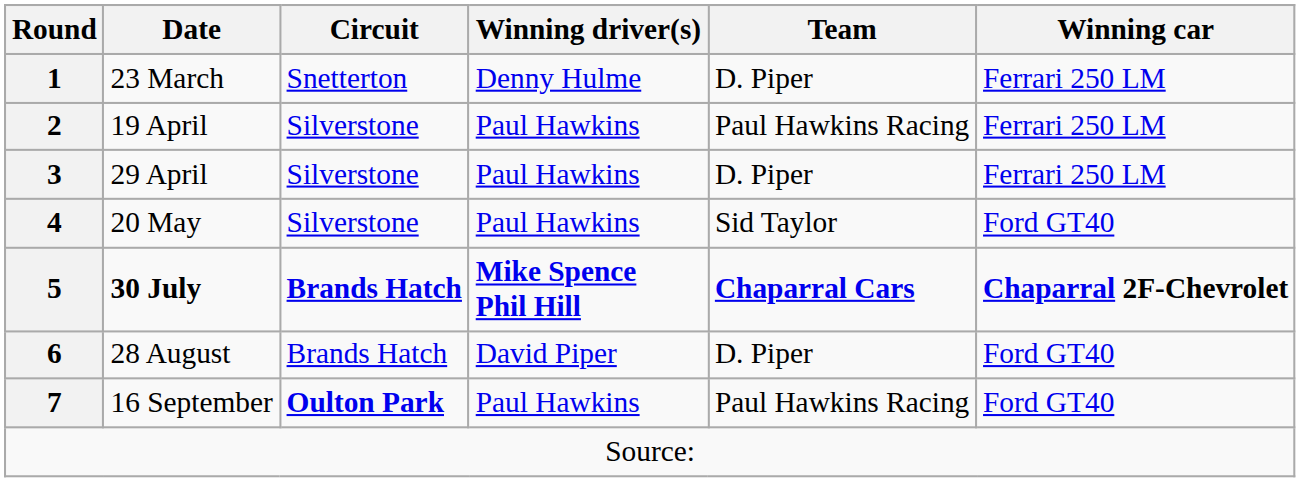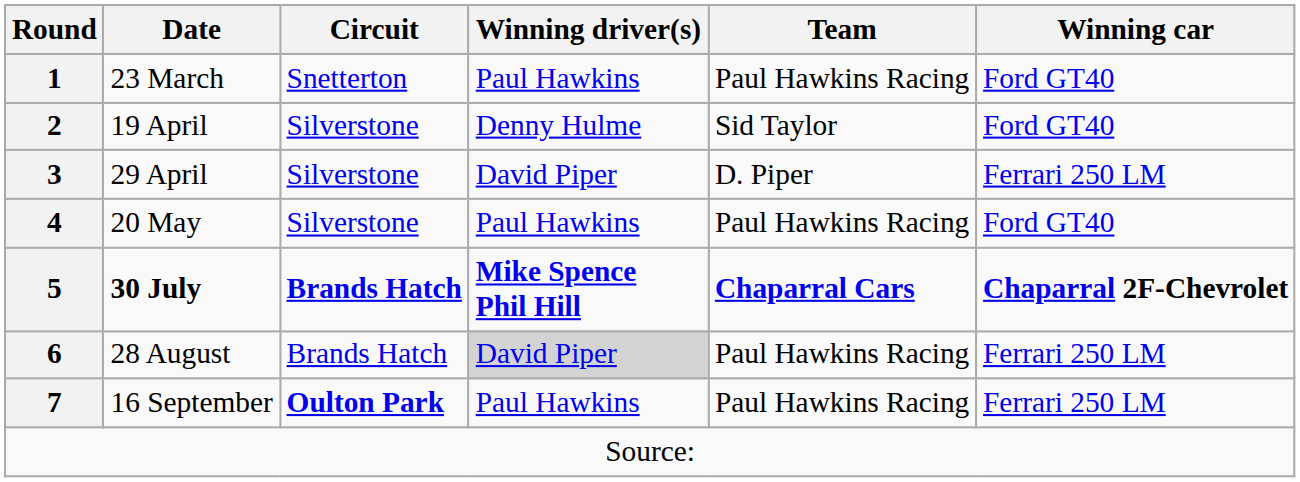(558, 77) Denny Hulme -> (558, 77) Paul Hawkins
(764, 77) D. Piper -> (842, 77) Paul Hawkins Racing
(1074, 77) Ferrari 250 LM -> (1049, 77) Ford GT40
(558, 126) Paul Hawkins -> (558, 126) Denny Hulme
(842, 126) Paul Hawkins Racing -> (776, 126) Sid Taylor
(1074, 126) Ferrari 250 LM -> (1049, 126) Ford GT40
(558, 174) Paul Hawkins -> (546, 174) David Piper
(776, 222) Sid Taylor -> (842, 222) Paul Hawkins Racing
(546, 354) no background -> (546, 354) lightgrey background
(764, 354) D. Piper -> (842, 354) Paul Hawkins Racing
(1049, 354) Ford GT40 -> (1074, 354) Ferrari 250 LM
(1049, 402) Ford GT40 -> (1074, 402) Ferrari 250 LM
